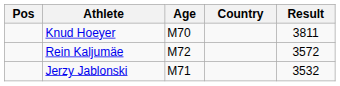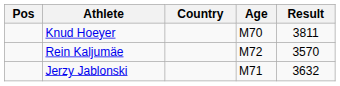columns swapped: (185, 14) <-> (241, 14)
(306, 52) 3572 -> (306, 52) 3570
(306, 71) 3532 -> (306, 71) 3632
